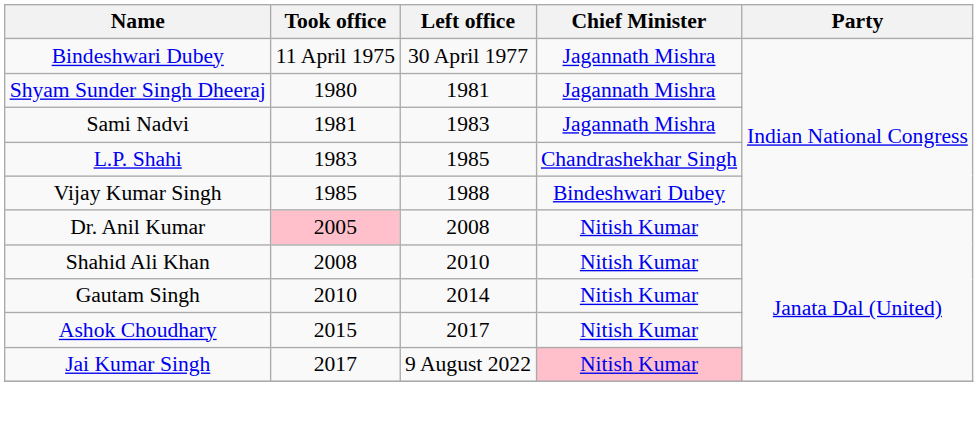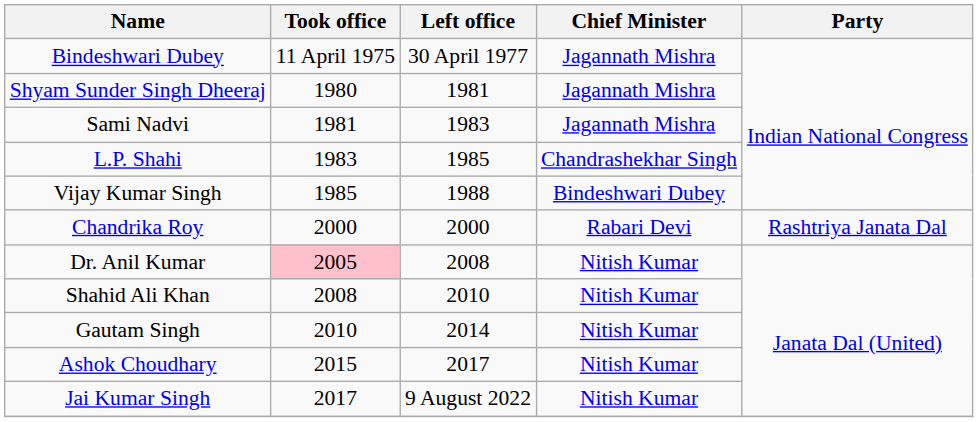+ row: (138, 227)
(639, 364) pink background -> (639, 398) no background
